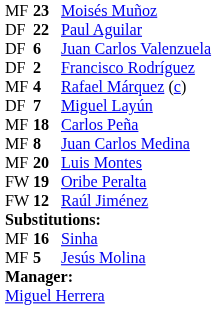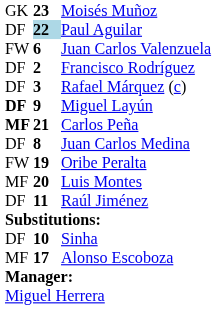(17, 10) MF -> (17, 10) GK
(41, 29) no background -> (41, 29) lightblue background
(15, 48) DF -> (17, 48) FW
(17, 86) MF -> (15, 86) DF
(37, 86) 4 -> (37, 86) 3
(15, 105) normal -> (16, 105) bold
(37, 105) 7 -> (37, 105) 9
(17, 124) normal -> (18, 124) bold
(41, 124) 18 -> (41, 124) 21
(17, 143) MF -> (15, 143) DF
rows swapped: (102, 162) <-> (104, 181)
(17, 200) FW -> (15, 200) DF
(41, 200) 12 -> (41, 200) 11
(17, 238) MF -> (15, 238) DF
(41, 238) 16 -> (41, 238) 10
+ row: (117, 257)
- row: (103, 257)
